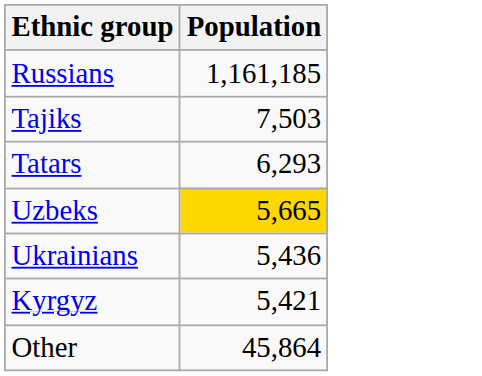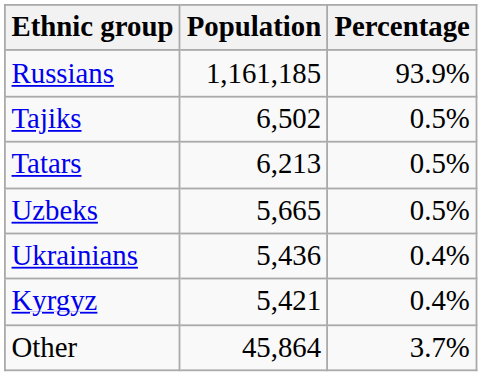+ column: (402, 27)
(289, 118) 7,503 -> (289, 118) 6,502
(289, 164) 6,293 -> (289, 164) 6,213
(289, 210) gold background -> (289, 210) no background
